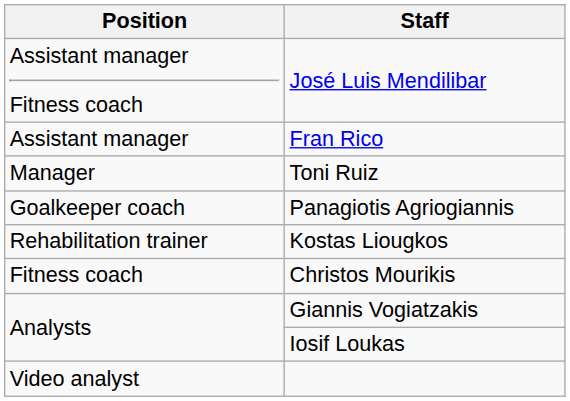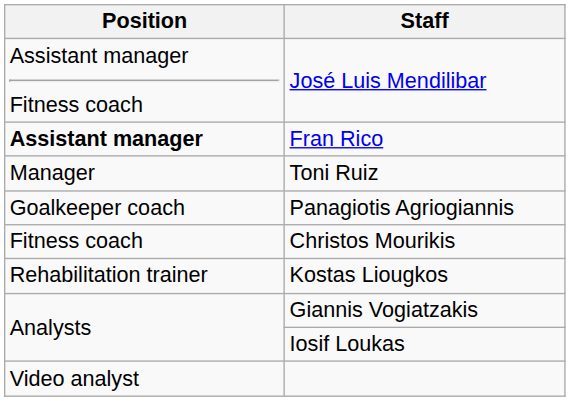(99, 138) normal -> (106, 138) bold
rows swapped: (372, 275) <-> (369, 241)
